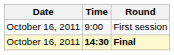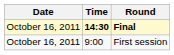rows swapped: (140, 27) <-> (125, 42)
